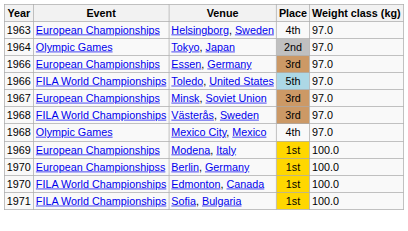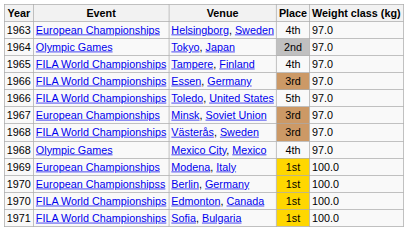+ row: (213, 64)
(98, 64) European Championships -> (101, 81) FILA World Championships
(293, 81) lightblue background -> (293, 99) no background
